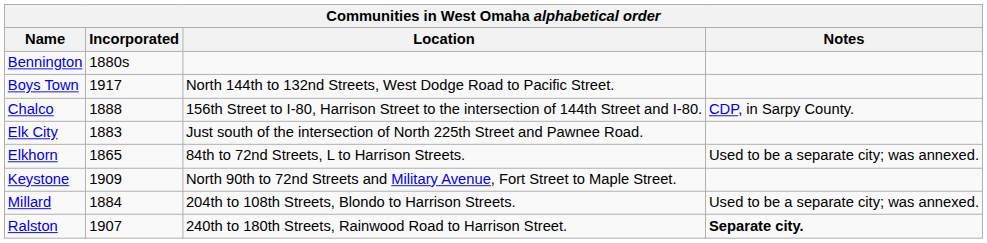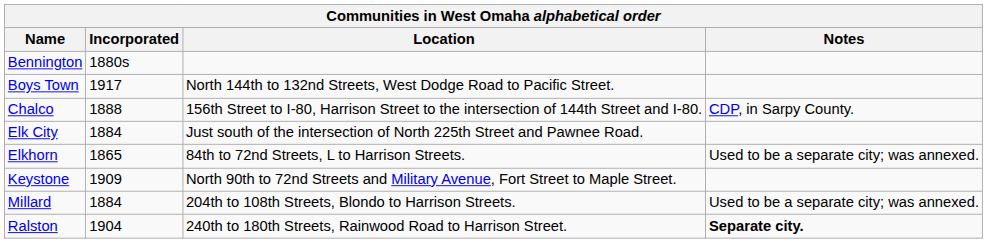(106, 132) 1883 -> (106, 132) 1884
(106, 226) 1907 -> (106, 226) 1904
